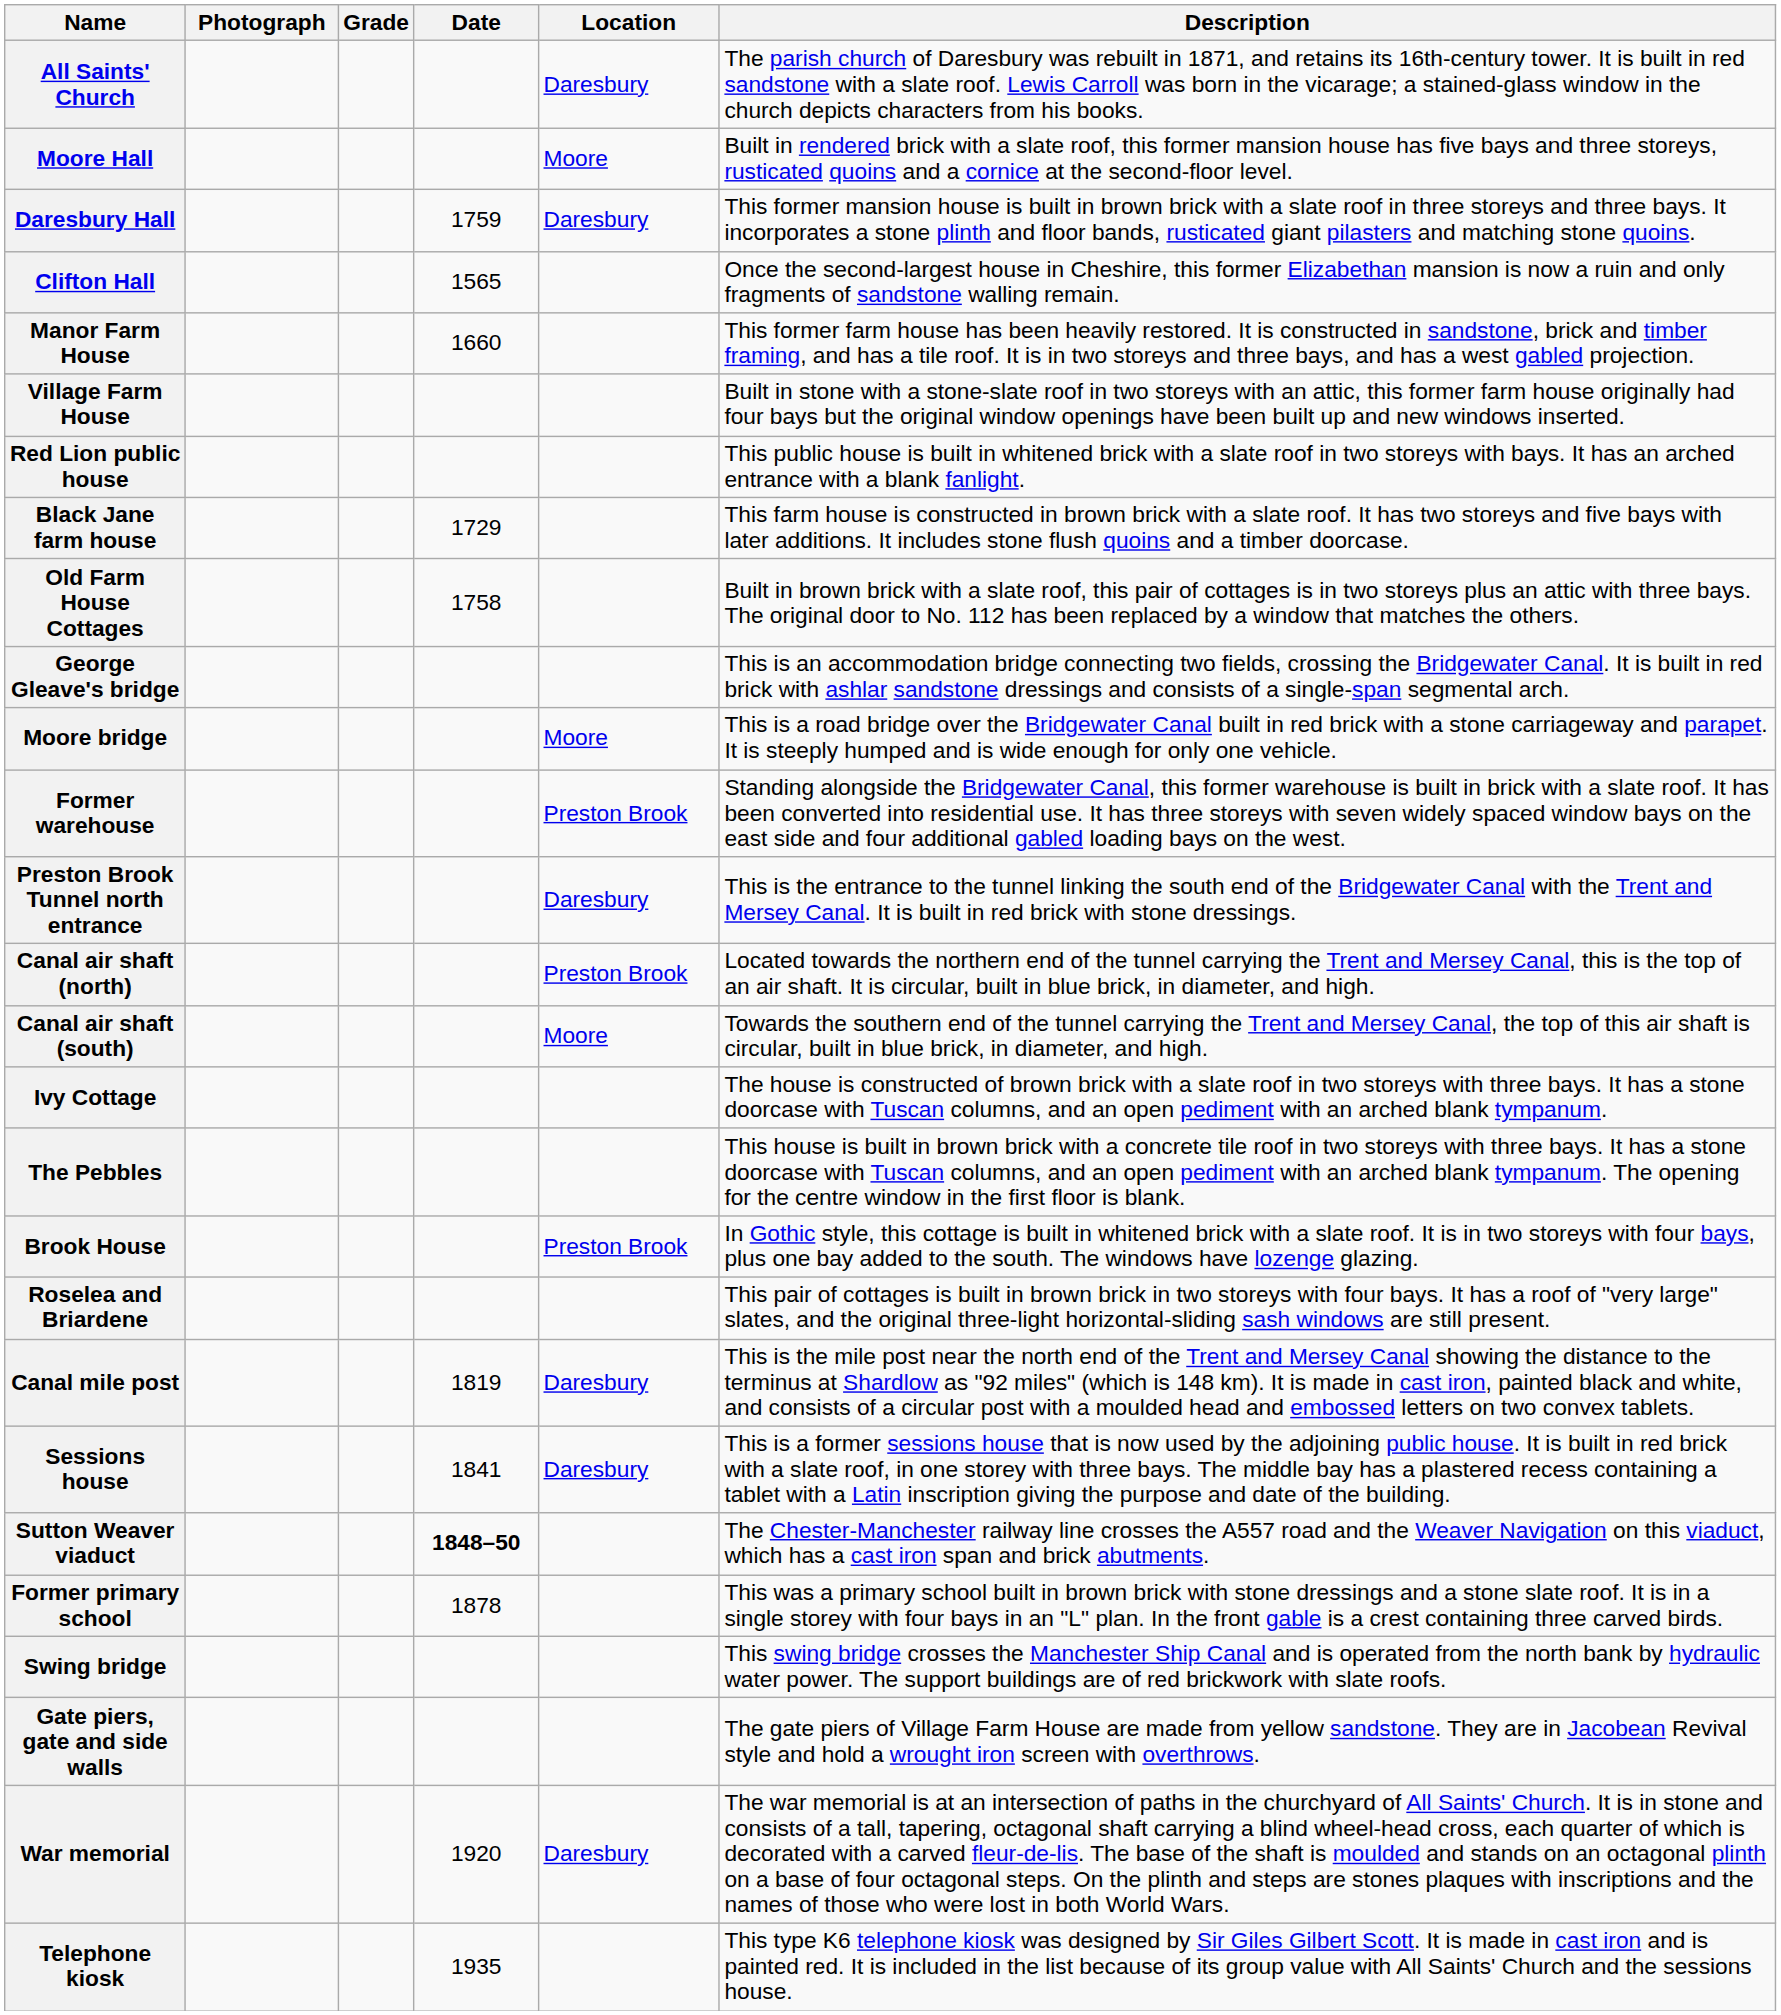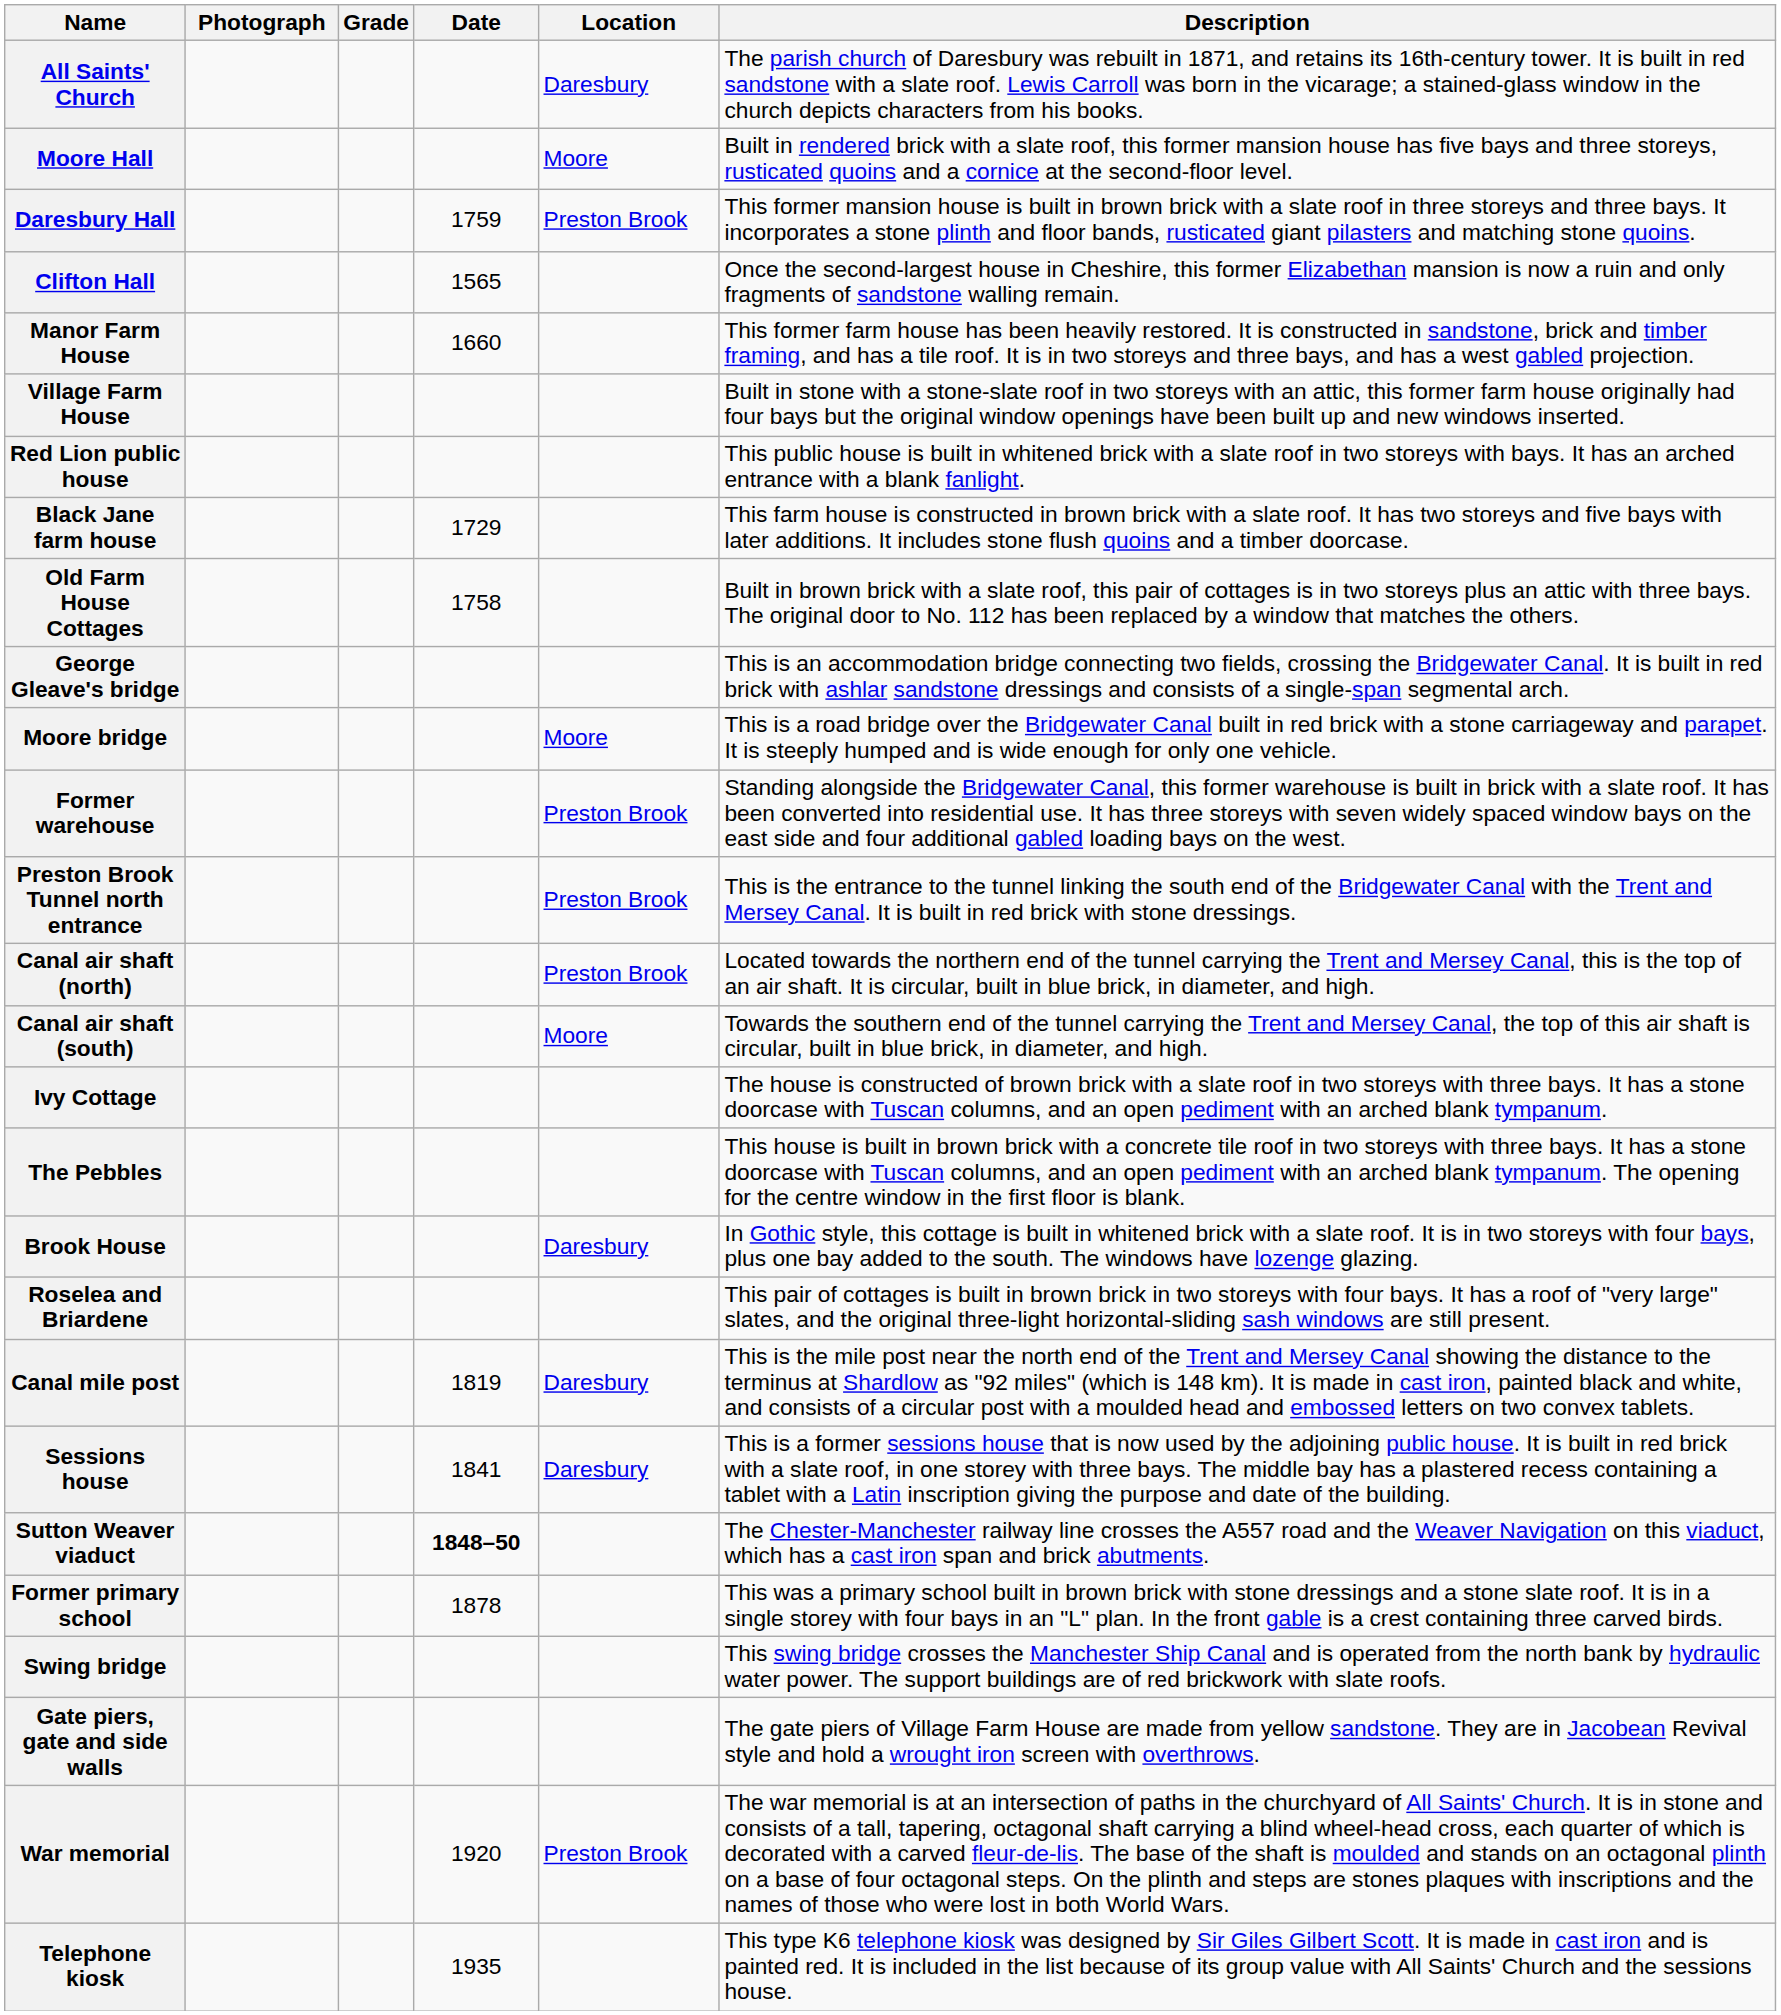(596, 220) Daresbury -> (615, 220) Preston Brook
(596, 899) Daresbury -> (615, 899) Preston Brook
(615, 1246) Preston Brook -> (596, 1246) Daresbury
(596, 1853) Daresbury -> (615, 1853) Preston Brook
